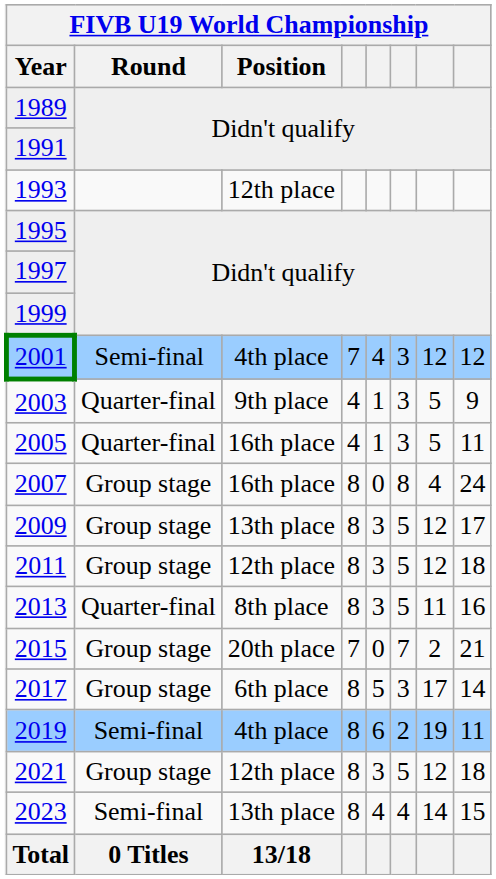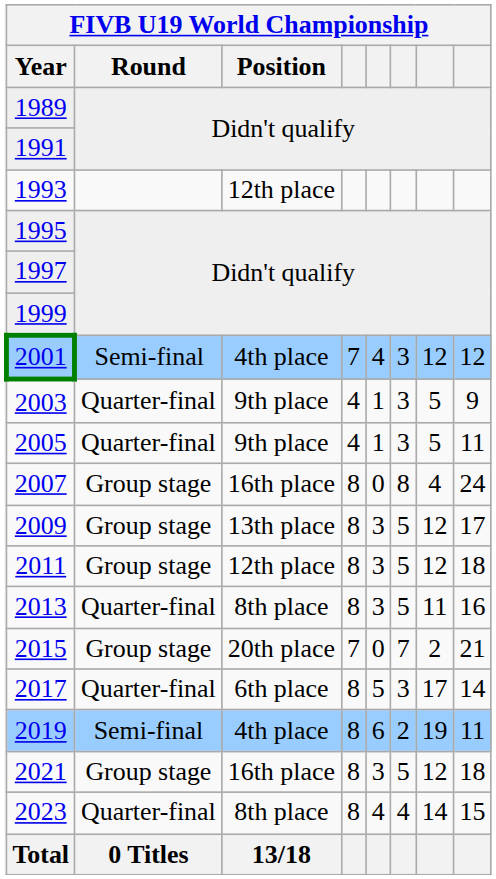(281, 442) 16th place -> (281, 442) 9th place
(148, 689) Group stage -> (148, 689) Quarter-final
(281, 771) 12th place -> (281, 771) 16th place
(148, 812) Semi-final -> (148, 812) Quarter-final
(281, 812) 13th place -> (281, 812) 8th place
